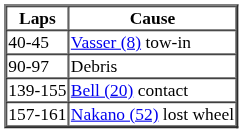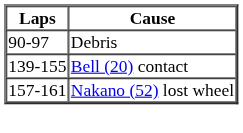- row: (131, 42)
